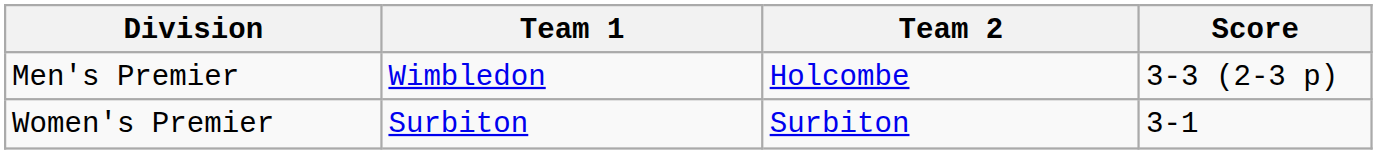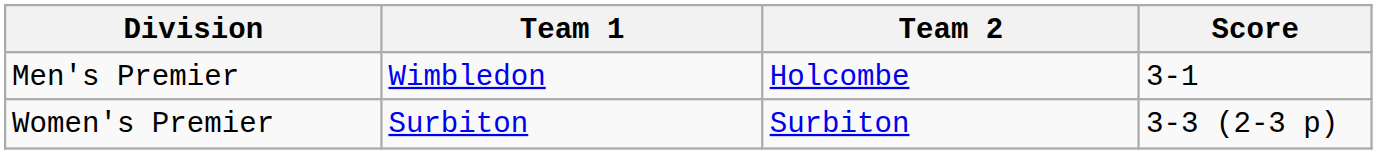(1242, 76) 3-3 (2-3 p) -> (1172, 76) 3-1
(1172, 124) 3-1 -> (1242, 124) 3-3 (2-3 p)
